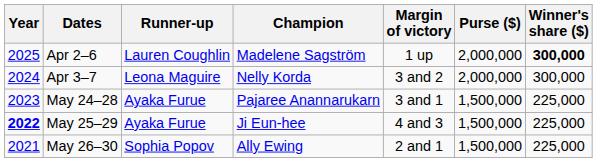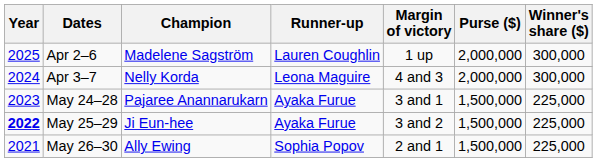columns swapped: (308, 24) <-> (177, 24)
(559, 54) bold -> (559, 54) normal
(419, 77) 3 and 2 -> (419, 77) 4 and 3
(419, 123) 4 and 3 -> (419, 123) 3 and 2
